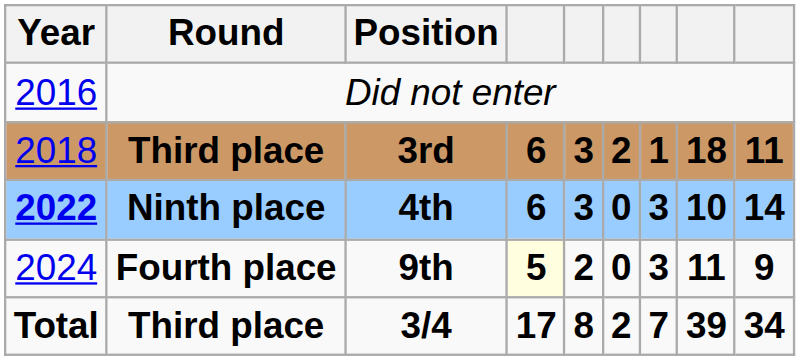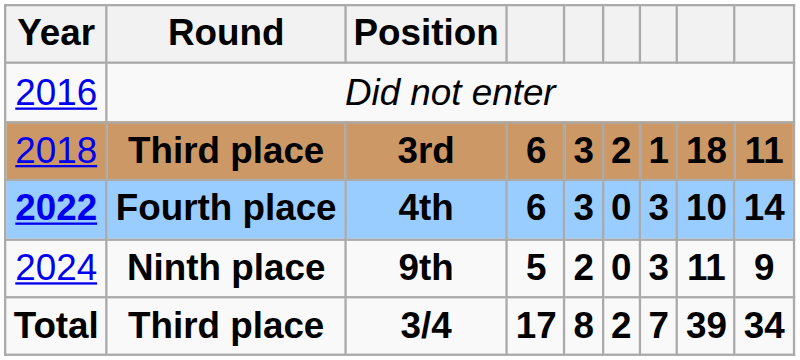(226, 208) Ninth place -> (226, 208) Fourth place
(226, 267) Fourth place -> (226, 267) Ninth place
(536, 267) lightyellow background -> (536, 267) no background
